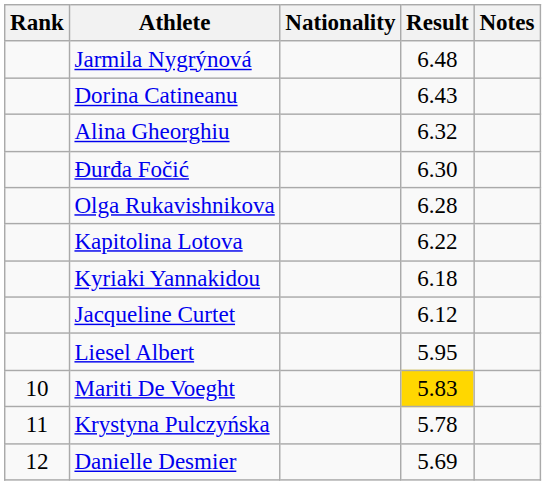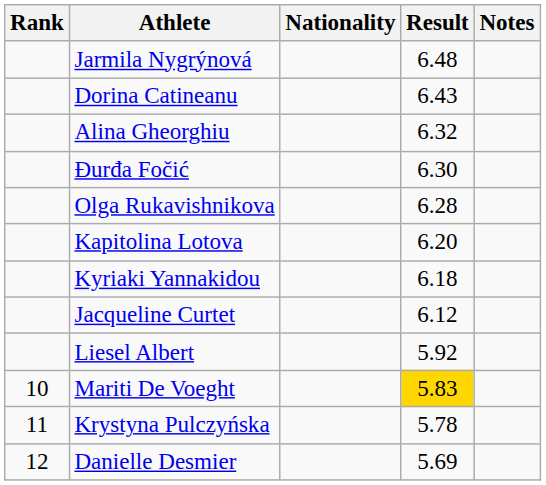(437, 242) 6.22 -> (437, 242) 6.20
(437, 351) 5.95 -> (437, 351) 5.92
